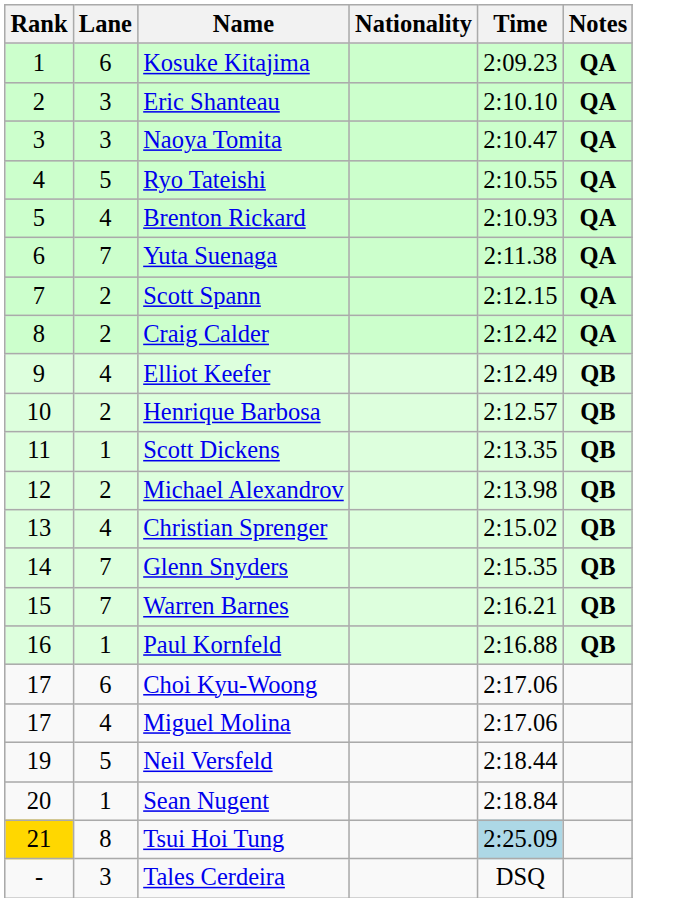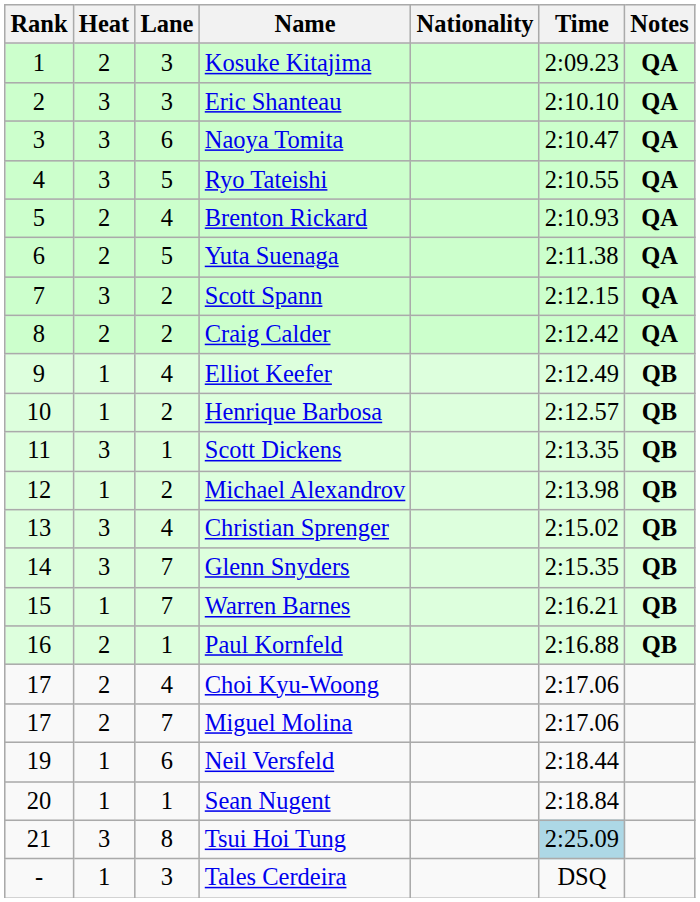+ column: (104, 23)
(105, 62) 6 -> (167, 62) 3
(105, 140) 3 -> (167, 140) 6
(105, 256) 7 -> (167, 256) 5
(105, 683) 6 -> (167, 683) 4
(105, 722) 4 -> (167, 722) 7
(105, 761) 5 -> (167, 761) 6
(39, 839) gold background -> (39, 839) no background
